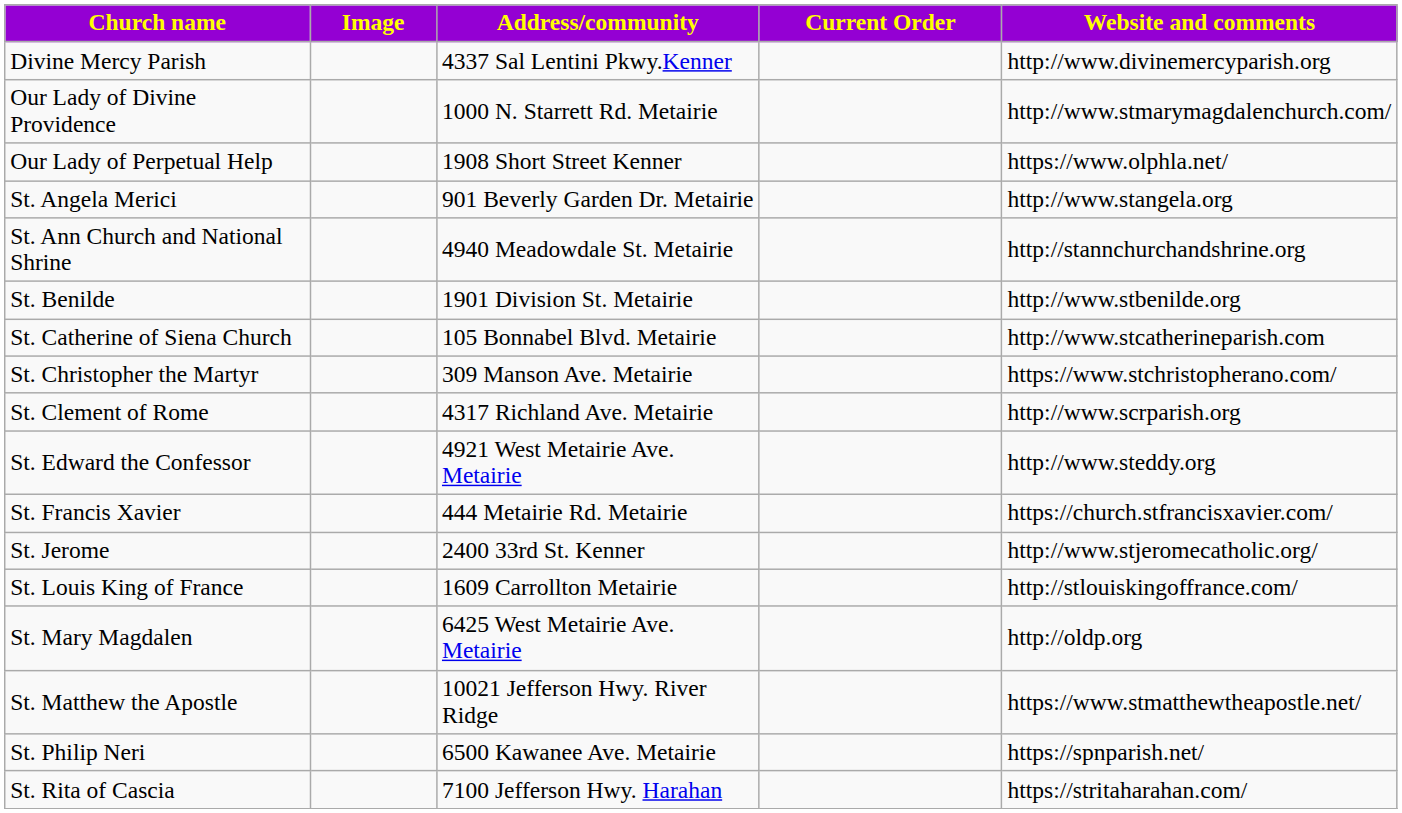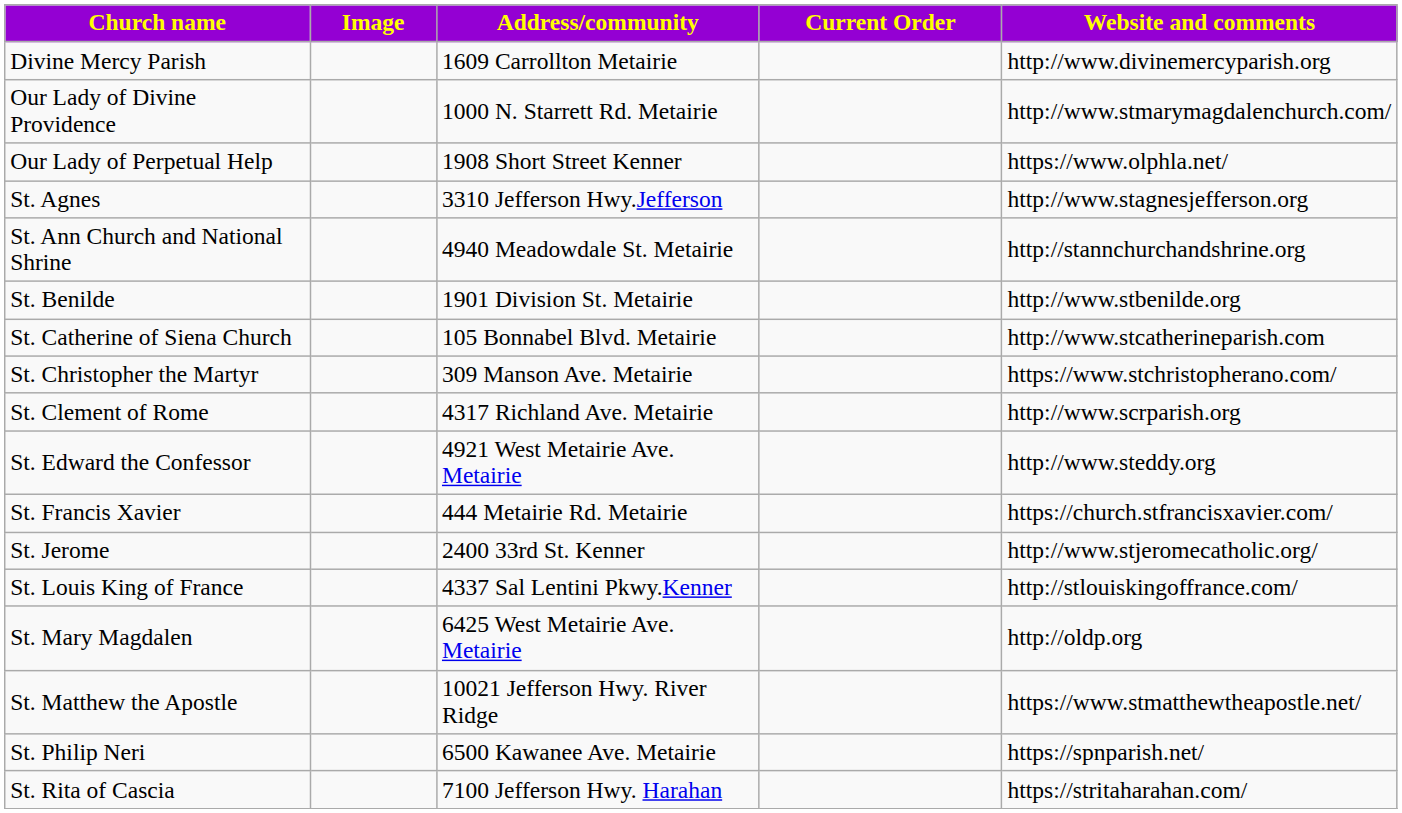(587, 60) 4337 Sal Lentini Pkwy.Kenner -> (560, 60) 1609 Carrollton Metairie
+ row: (55, 198)
- row: (93, 198)
(560, 587) 1609 Carrollton Metairie -> (587, 587) 4337 Sal Lentini Pkwy.Kenner
